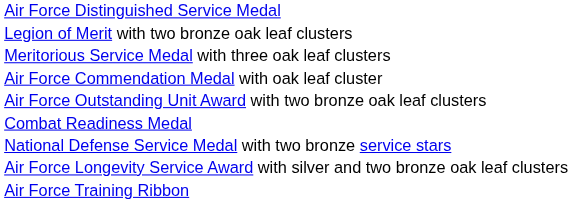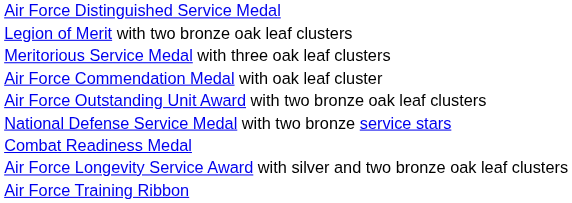rows swapped: (98, 123) <-> (228, 145)
